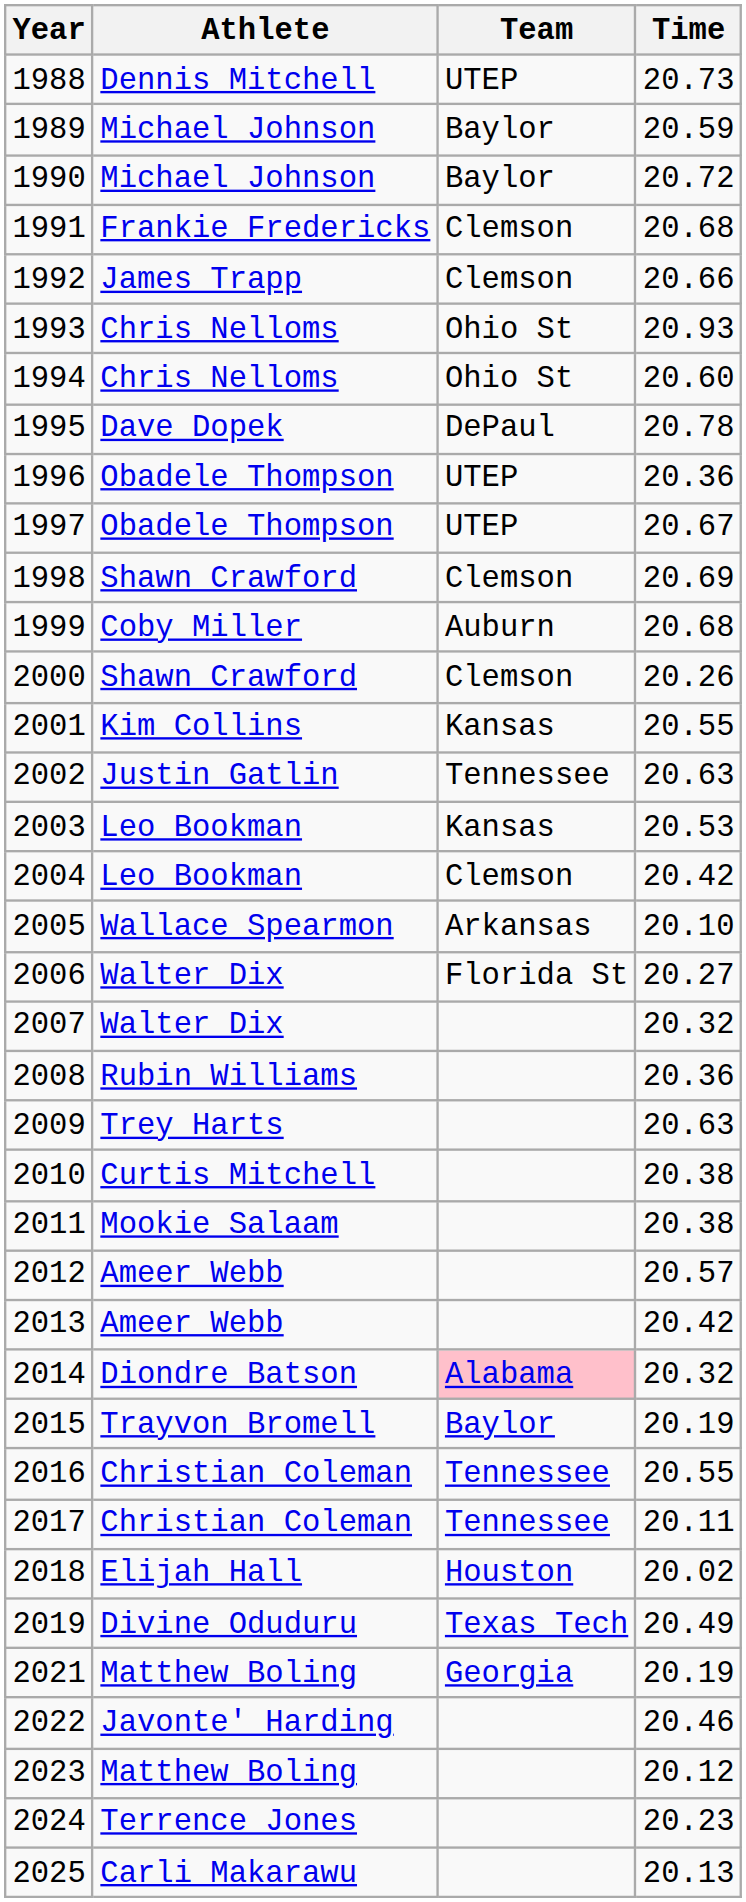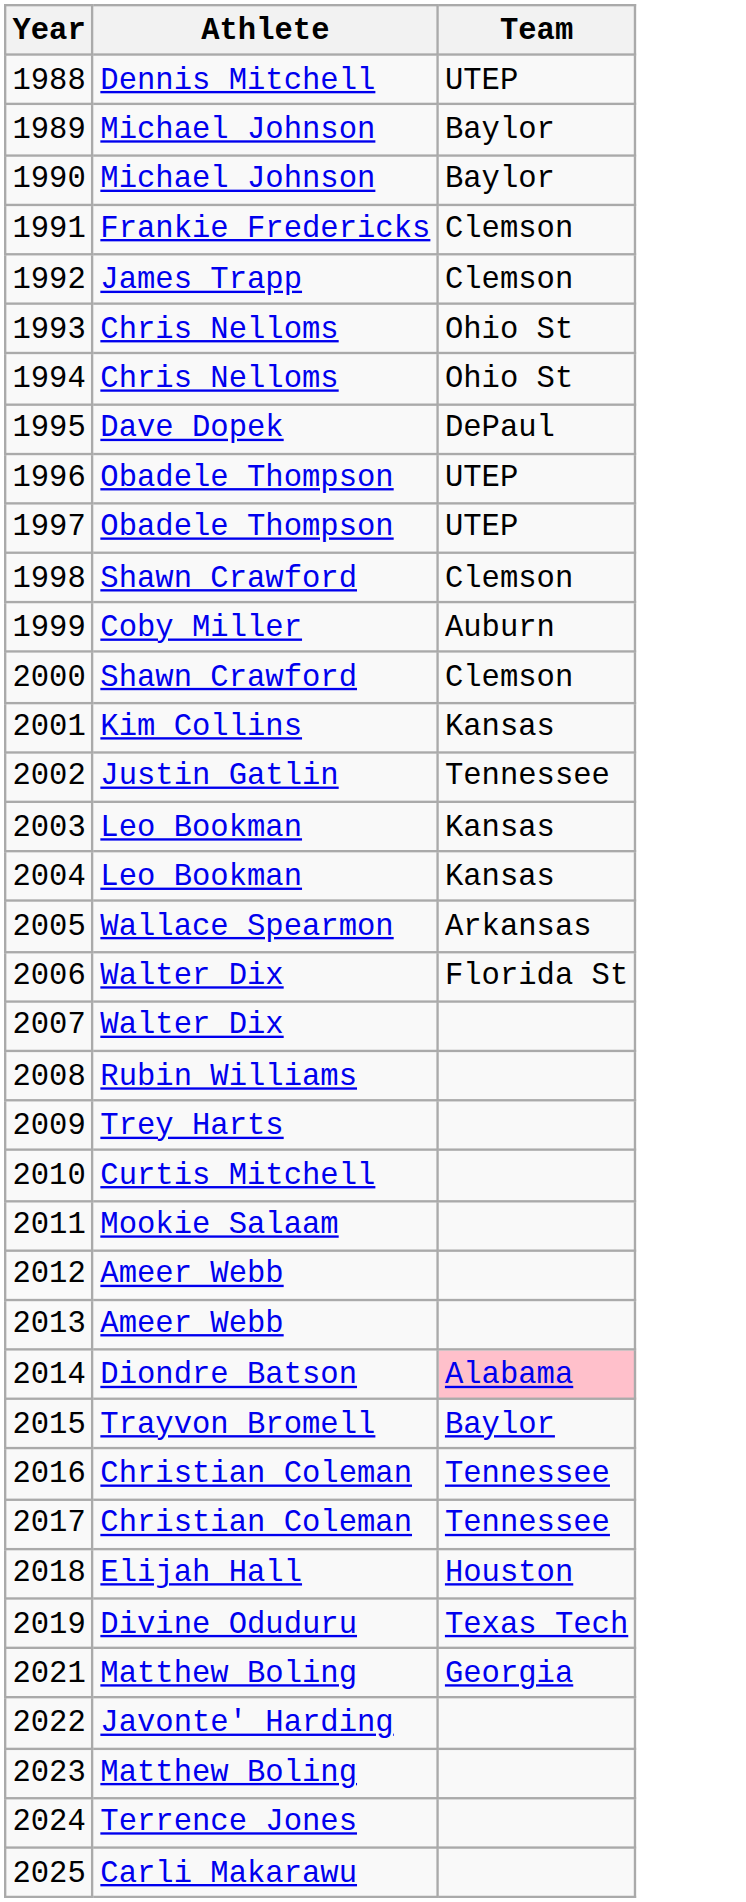- column: (689, 30)
(509, 877) Clemson -> (500, 877) Kansas
